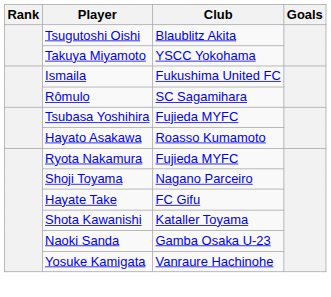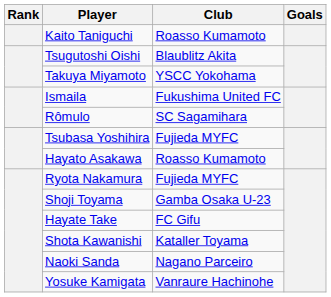+ row: (89, 35)
(204, 179) Nagano Parceiro -> (213, 199) Gamba Osaka U-23
(213, 240) Gamba Osaka U-23 -> (204, 261) Nagano Parceiro
